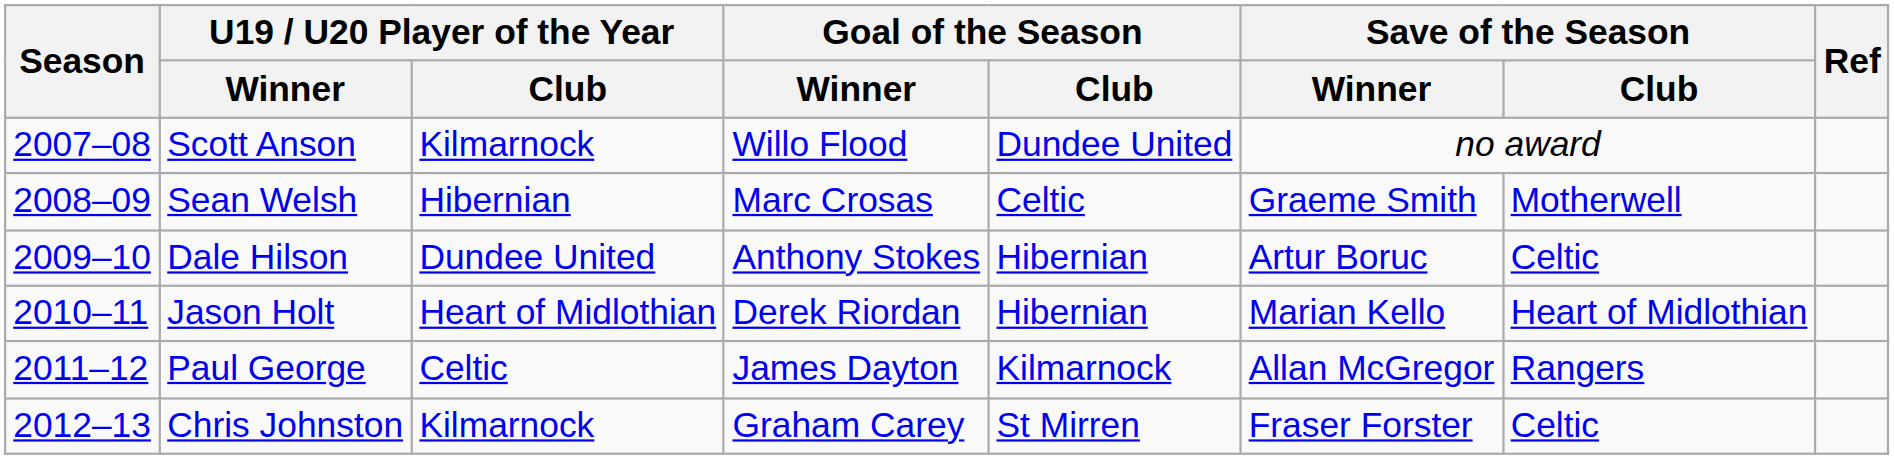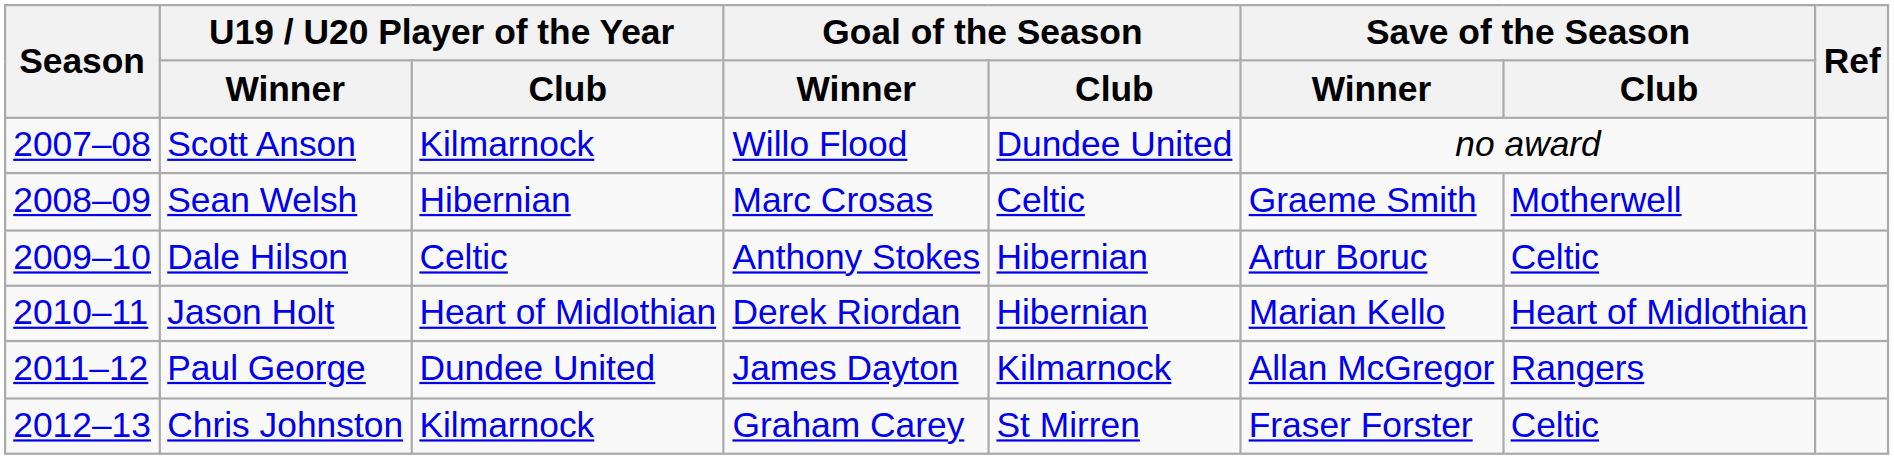(537, 256) Dundee United -> (464, 256) Celtic
(464, 369) Celtic -> (537, 369) Dundee United
